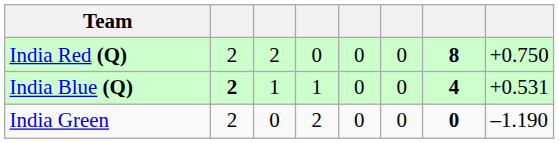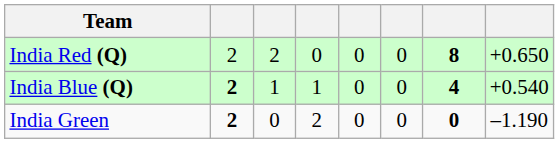(519, 54) +0.750 -> (519, 54) +0.650
(519, 87) +0.531 -> (519, 87) +0.540
(232, 120) normal -> (232, 120) bold
